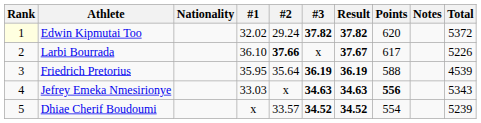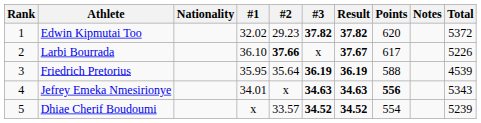(21, 33) lightyellow background -> (21, 33) no background
(286, 33) 29.24 -> (286, 33) 29.23
(253, 90) 33.03 -> (253, 90) 34.01
